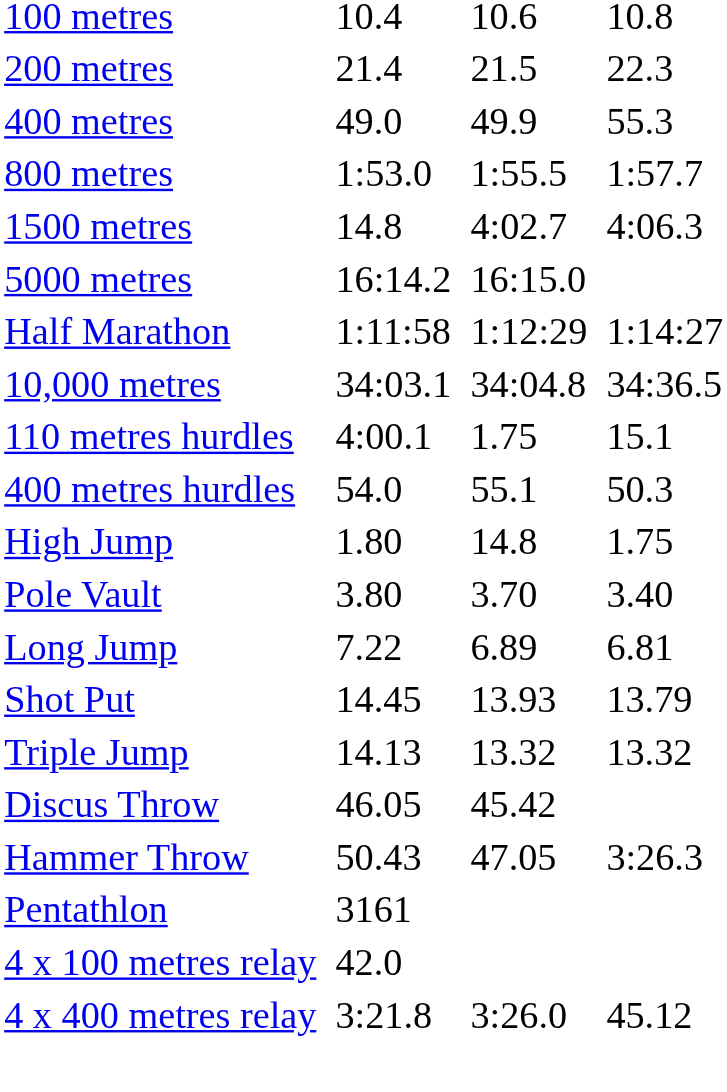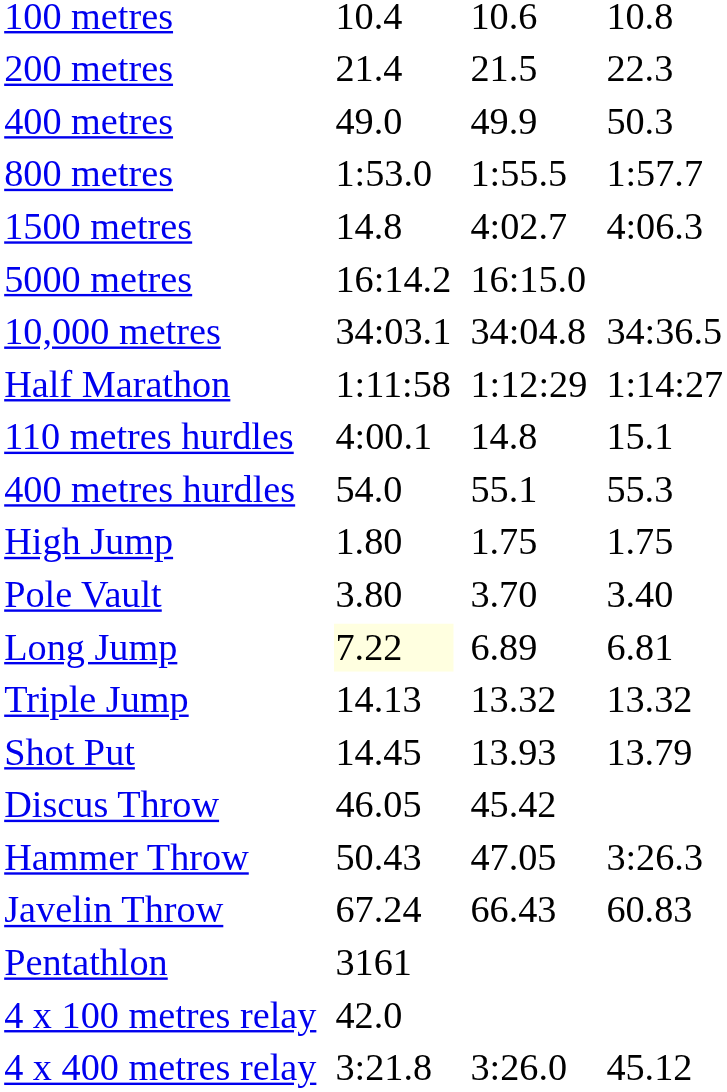(640, 121) 55.3 -> (640, 121) 50.3
rows swapped: (113, 384) <-> (117, 331)
(504, 436) 1.75 -> (504, 436) 14.8
(640, 489) 50.3 -> (640, 489) 55.3
(504, 541) 14.8 -> (504, 541) 1.75
(369, 646) no background -> (369, 646) lightyellow background
rows swapped: (96, 752) <-> (70, 699)
+ row: (114, 909)
